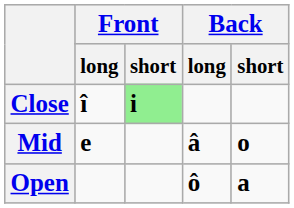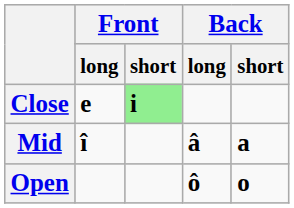(84, 103) î -> (86, 103) e
(86, 143) e -> (84, 143) î
(244, 143) o -> (244, 143) a
(244, 182) a -> (244, 182) o
